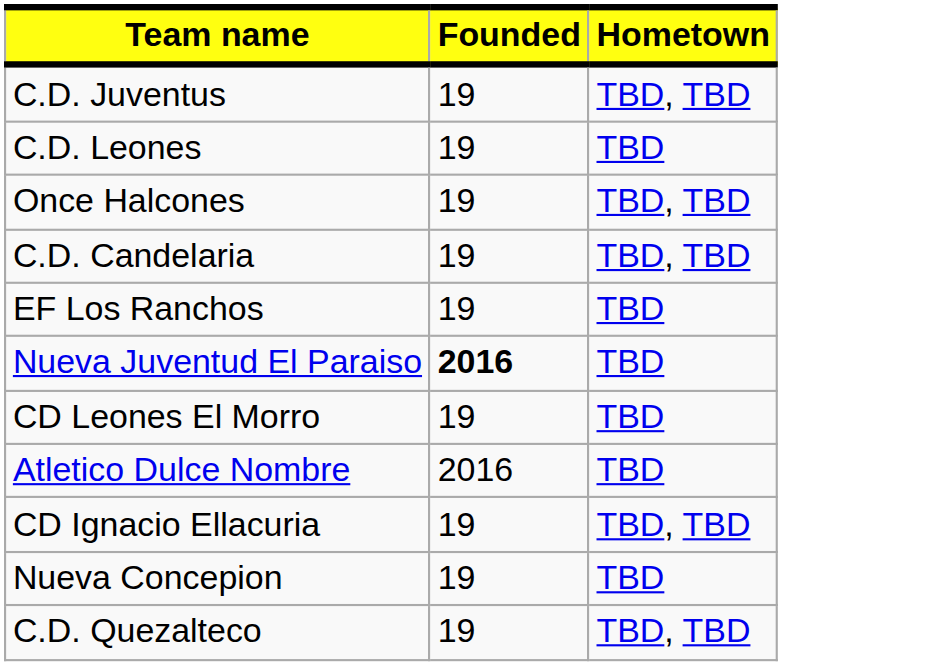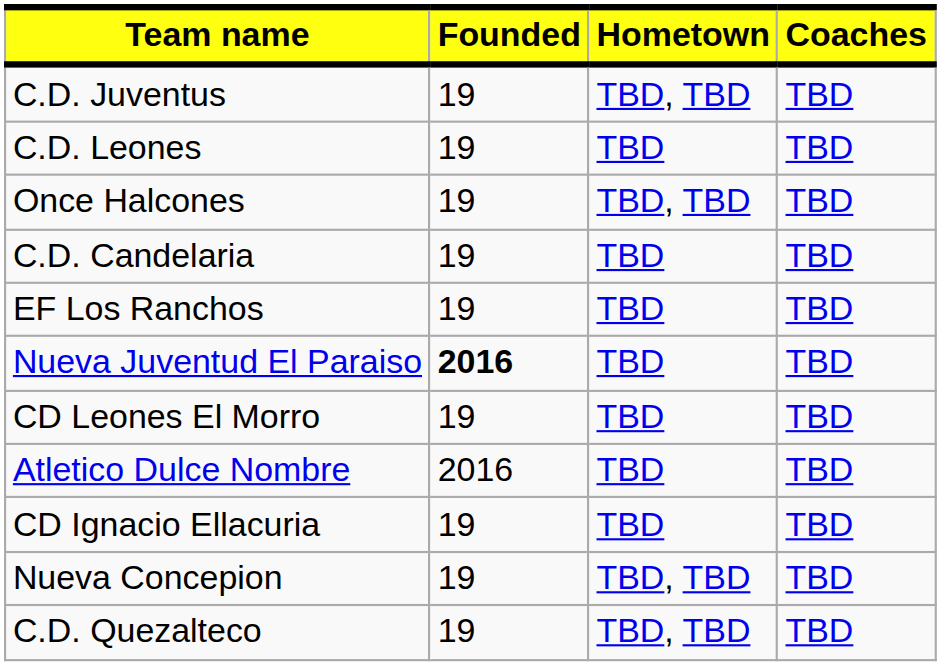+ column: (856, 35)
(673, 255) TBD, TBD -> (630, 255) TBD
(673, 524) TBD, TBD -> (630, 524) TBD
(630, 577) TBD -> (673, 577) TBD, TBD
